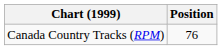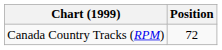(192, 34) 76 -> (192, 34) 72
